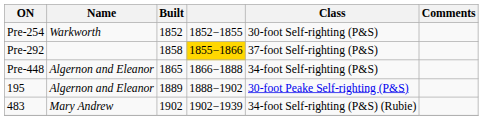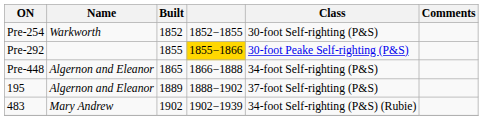(171, 50) 1858 -> (171, 50) 1855
(313, 50) 37-foot Self-righting (P&S) -> (328, 50) 30-foot Peake Self-righting (P&S)
(328, 87) 30-foot Peake Self-righting (P&S) -> (313, 87) 37-foot Self-righting (P&S)
